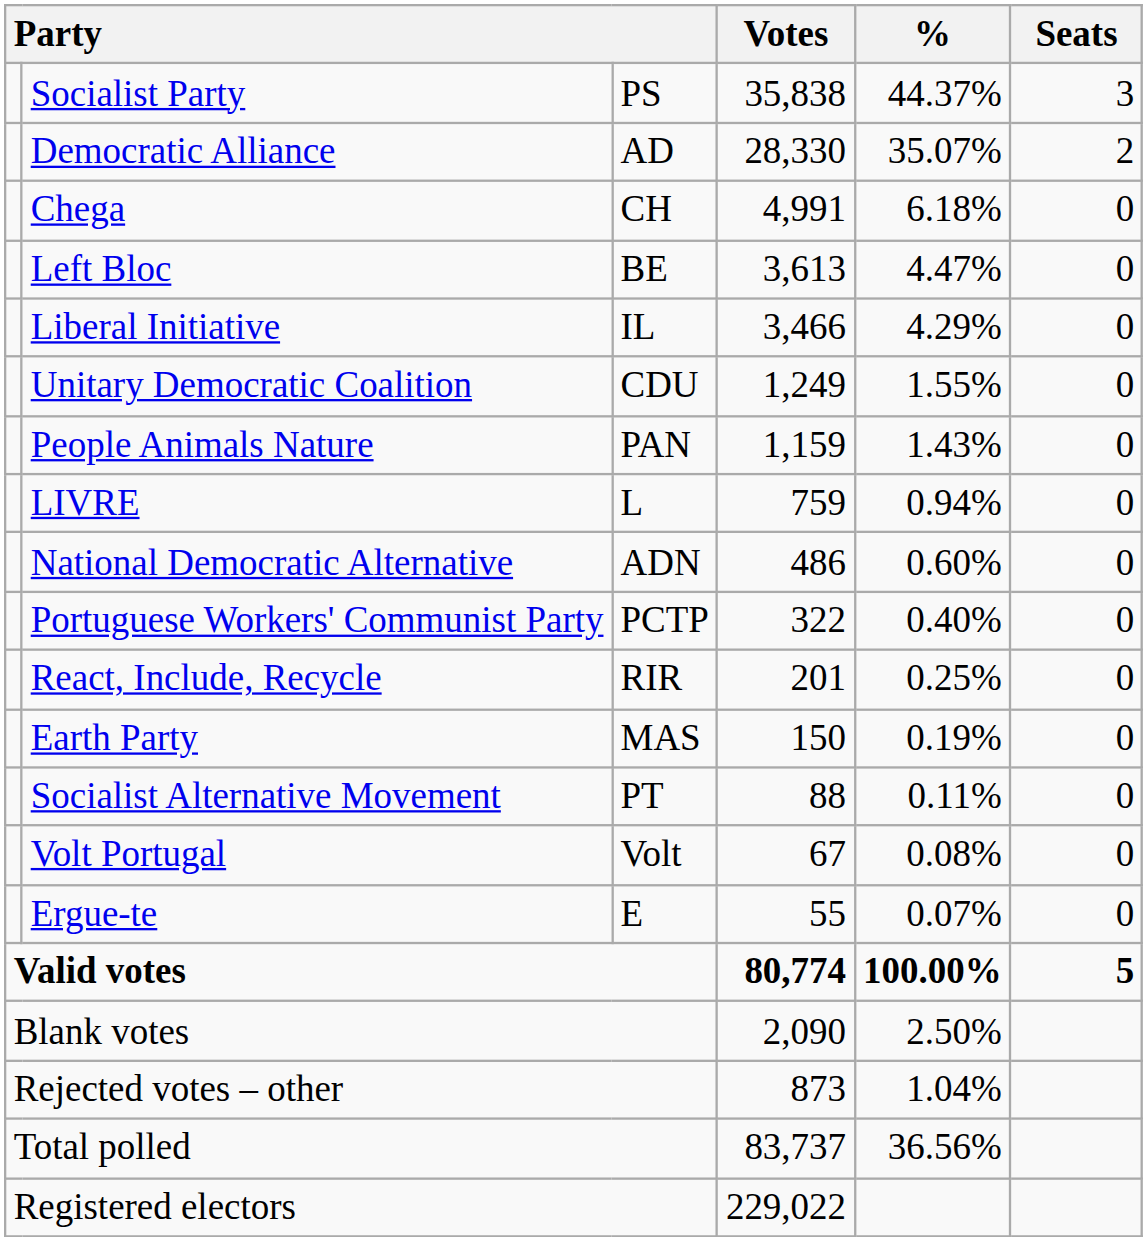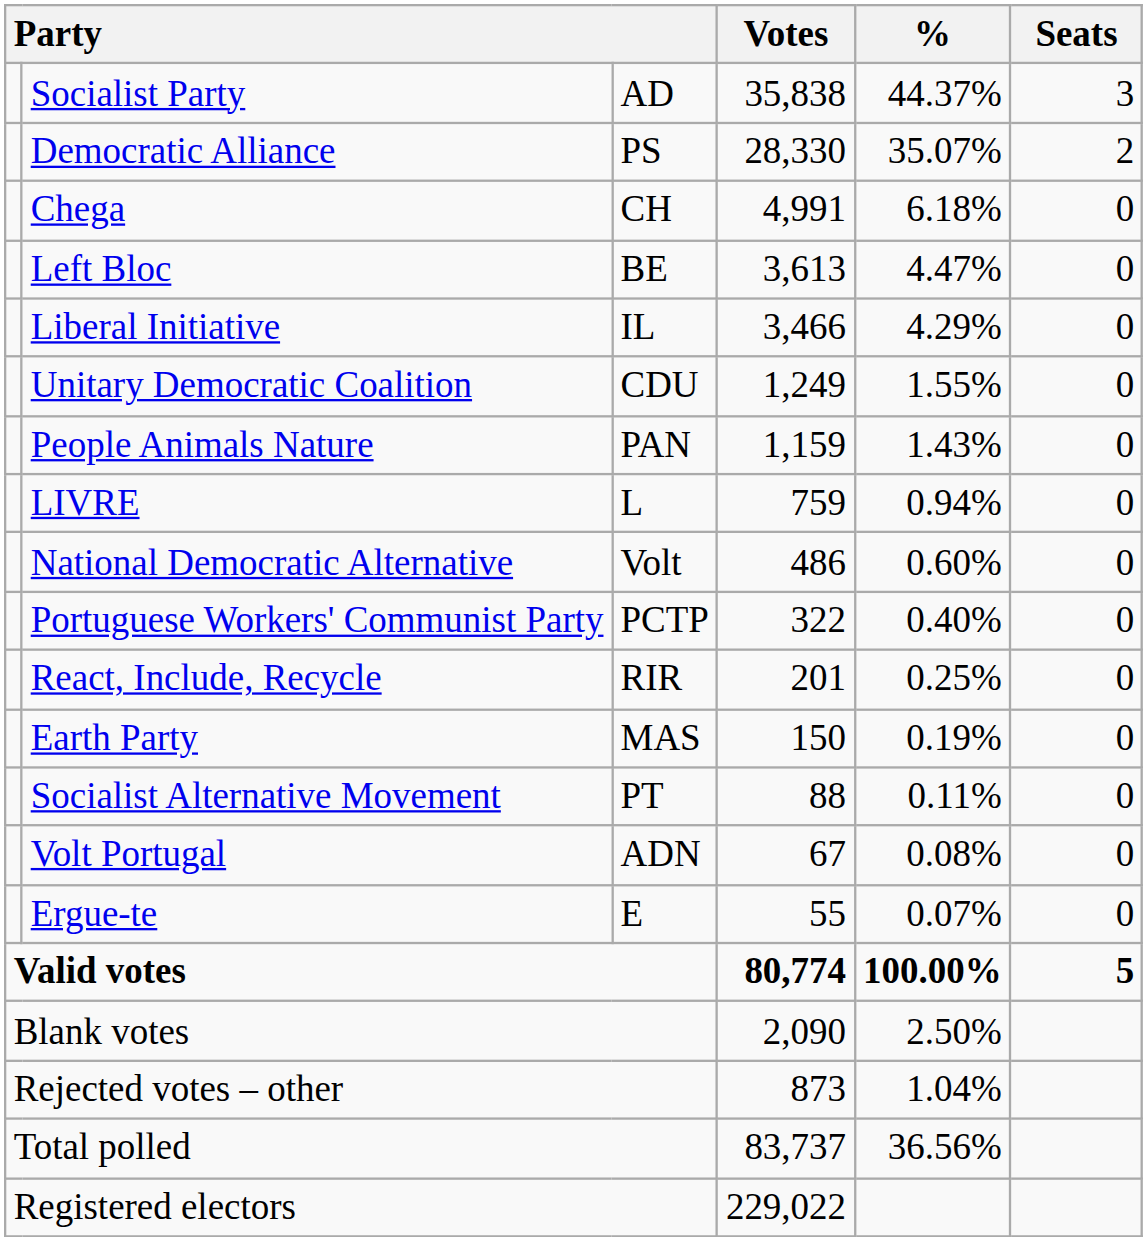(641, 92) PS -> (647, 92) AD
(647, 151) AD -> (641, 151) PS
(661, 561) ADN -> (651, 561) Volt
(651, 854) Volt -> (661, 854) ADN
